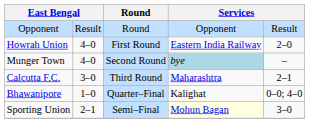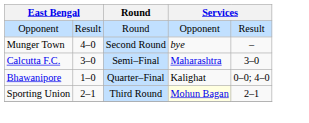- row: (37, 45)
(178, 61) lightblue background -> (178, 45) no background
(136, 77) Third Round -> (136, 61) Semi–Final
(284, 77) 2–1 -> (252, 61) 3–0
(136, 110) Semi–Final -> (136, 93) Third Round
(284, 110) 3–0 -> (252, 93) 2–1
